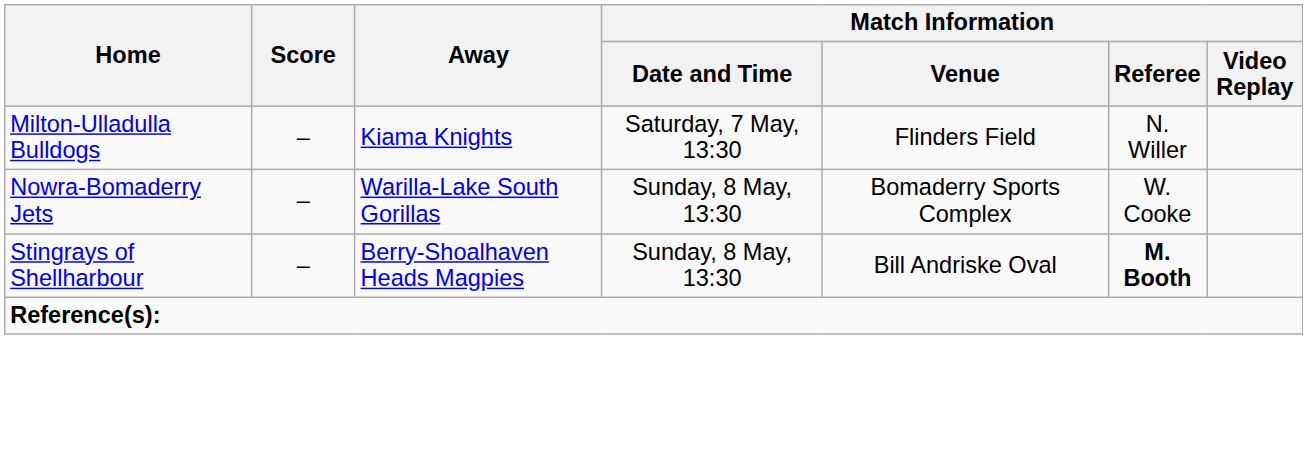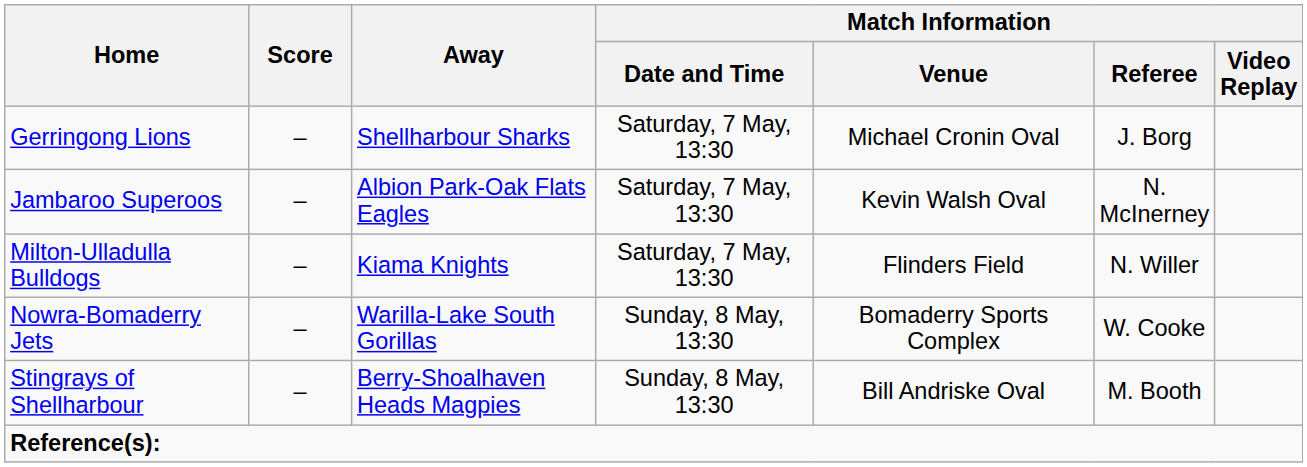+ row: (100, 137)
+ row: (116, 201)
(1157, 264) bold -> (1154, 392) normal
